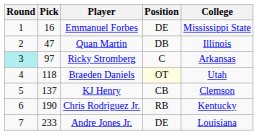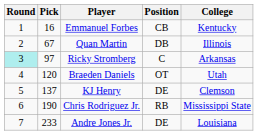(162, 28) DE -> (162, 28) CB
(217, 28) Mississippi State -> (217, 28) Kentucky
(49, 43) 47 -> (49, 43) 67
(49, 75) 118 -> (49, 75) 120
(162, 75) lightyellow background -> (162, 75) no background
(162, 91) CB -> (162, 91) DE
(217, 106) Kentucky -> (217, 106) Mississippi State
